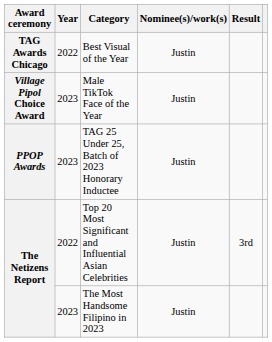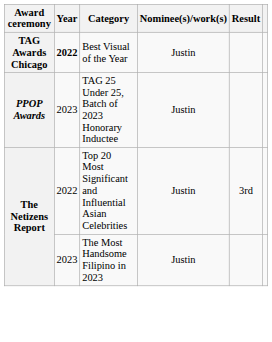(68, 52) normal -> (67, 52) bold
- row: (106, 98)
